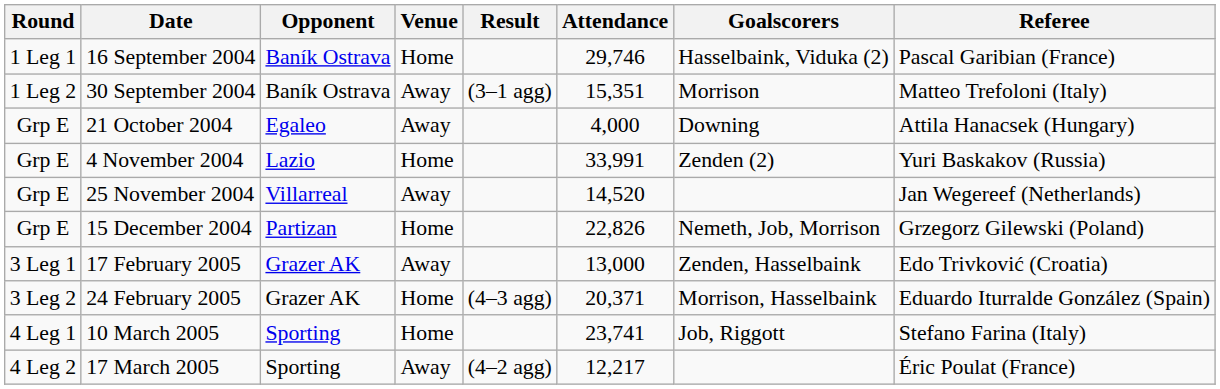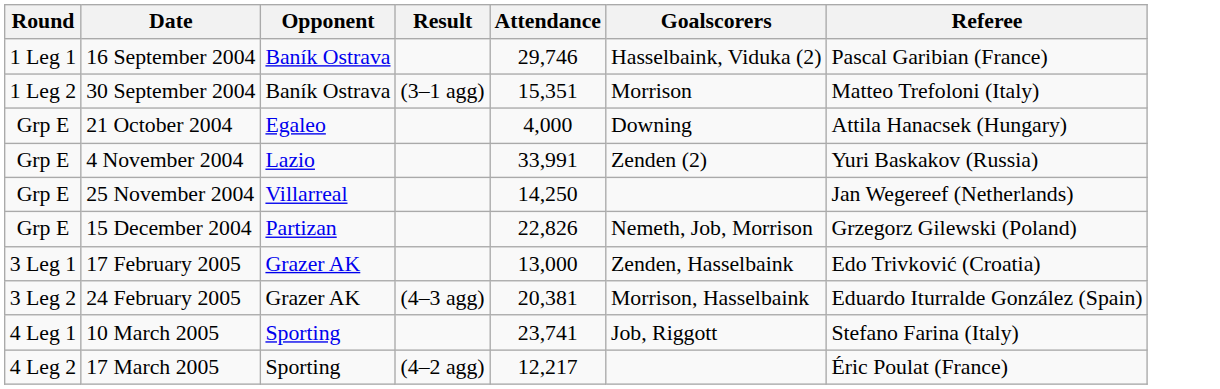- column: (429, 21)
(615, 194) 14,520 -> (548, 194) 14,250
(615, 297) 20,371 -> (548, 297) 20,381
